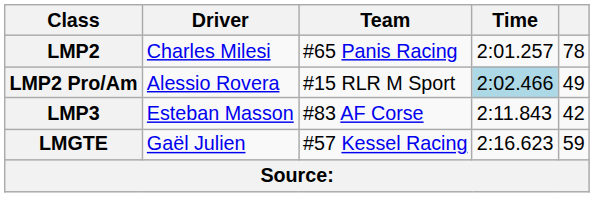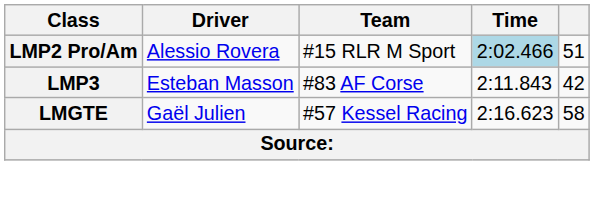- row: (73, 51)
(574, 82) 49 -> (574, 51) 51
(574, 144) 59 -> (574, 113) 58
